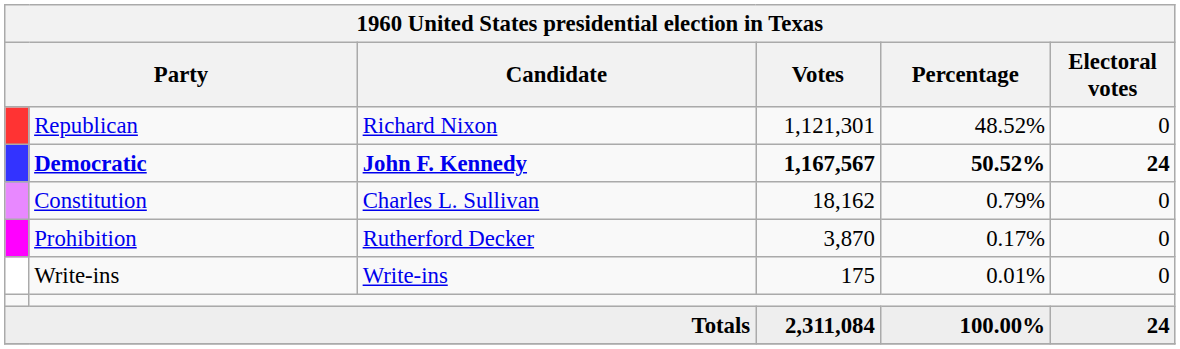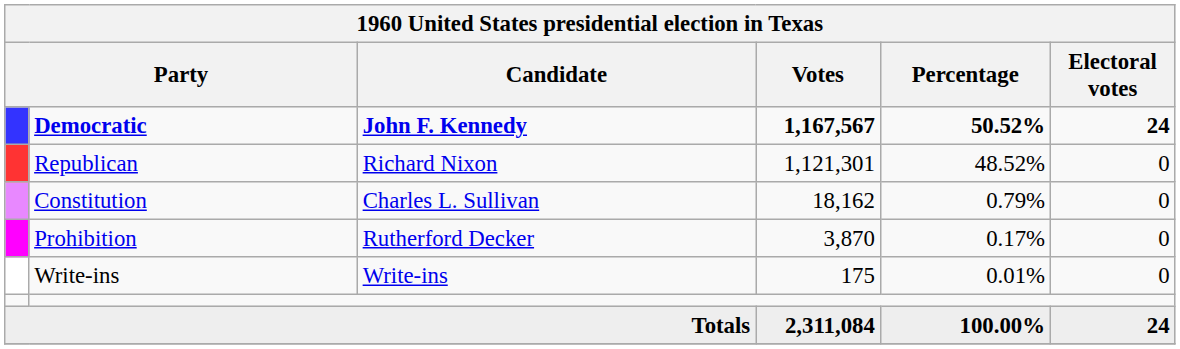rows swapped: (90, 163) <-> (86, 125)
